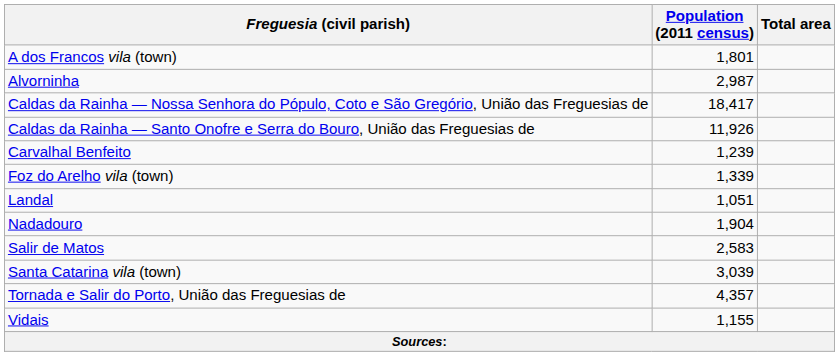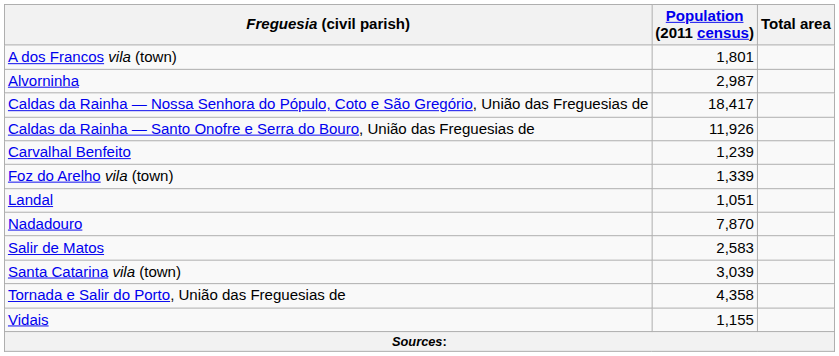(735, 224) 1,904 -> (735, 224) 7,870
(735, 295) 4,357 -> (735, 295) 4,358
